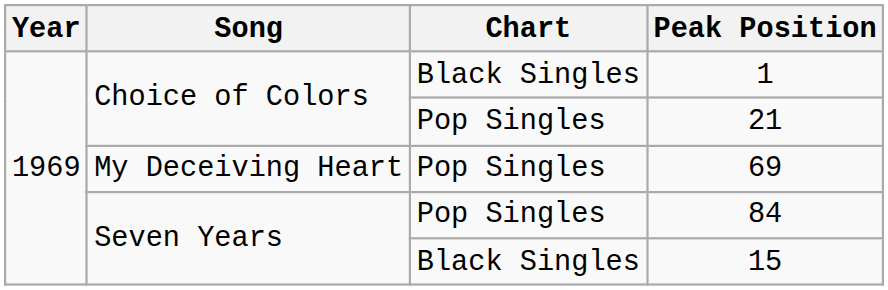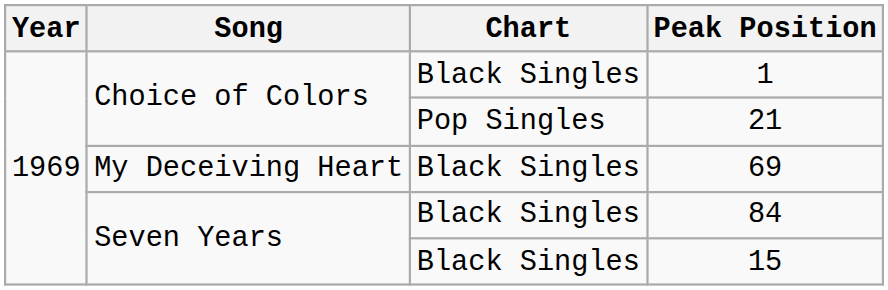(511, 168) Pop Singles -> (528, 168) Black Singles
(511, 215) Pop Singles -> (528, 215) Black Singles
